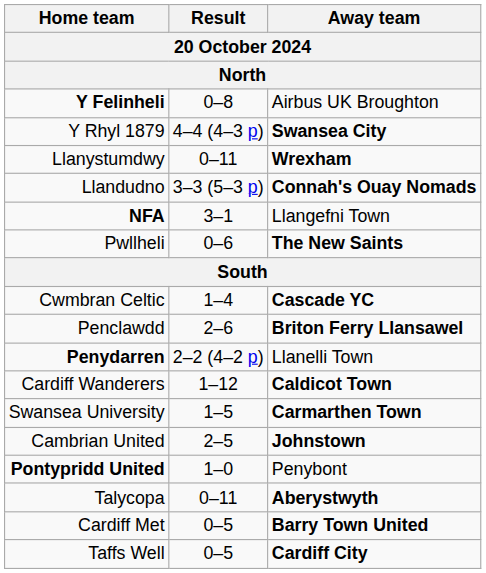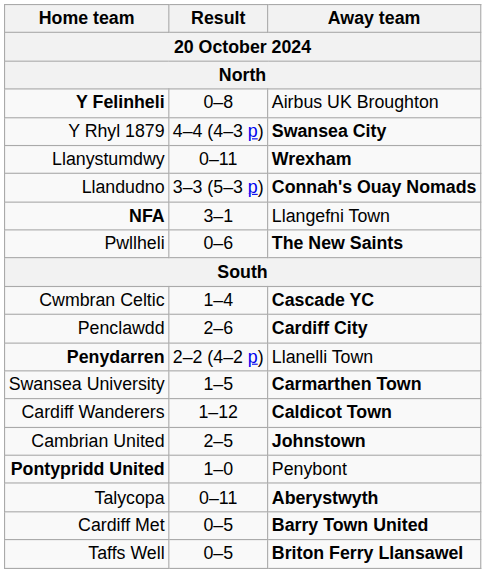(368, 328) Briton Ferry Llansawel -> (320, 328) Cardiff City
rows swapped: (93, 384) <-> (87, 412)
(320, 553) Cardiff City -> (368, 553) Briton Ferry Llansawel
